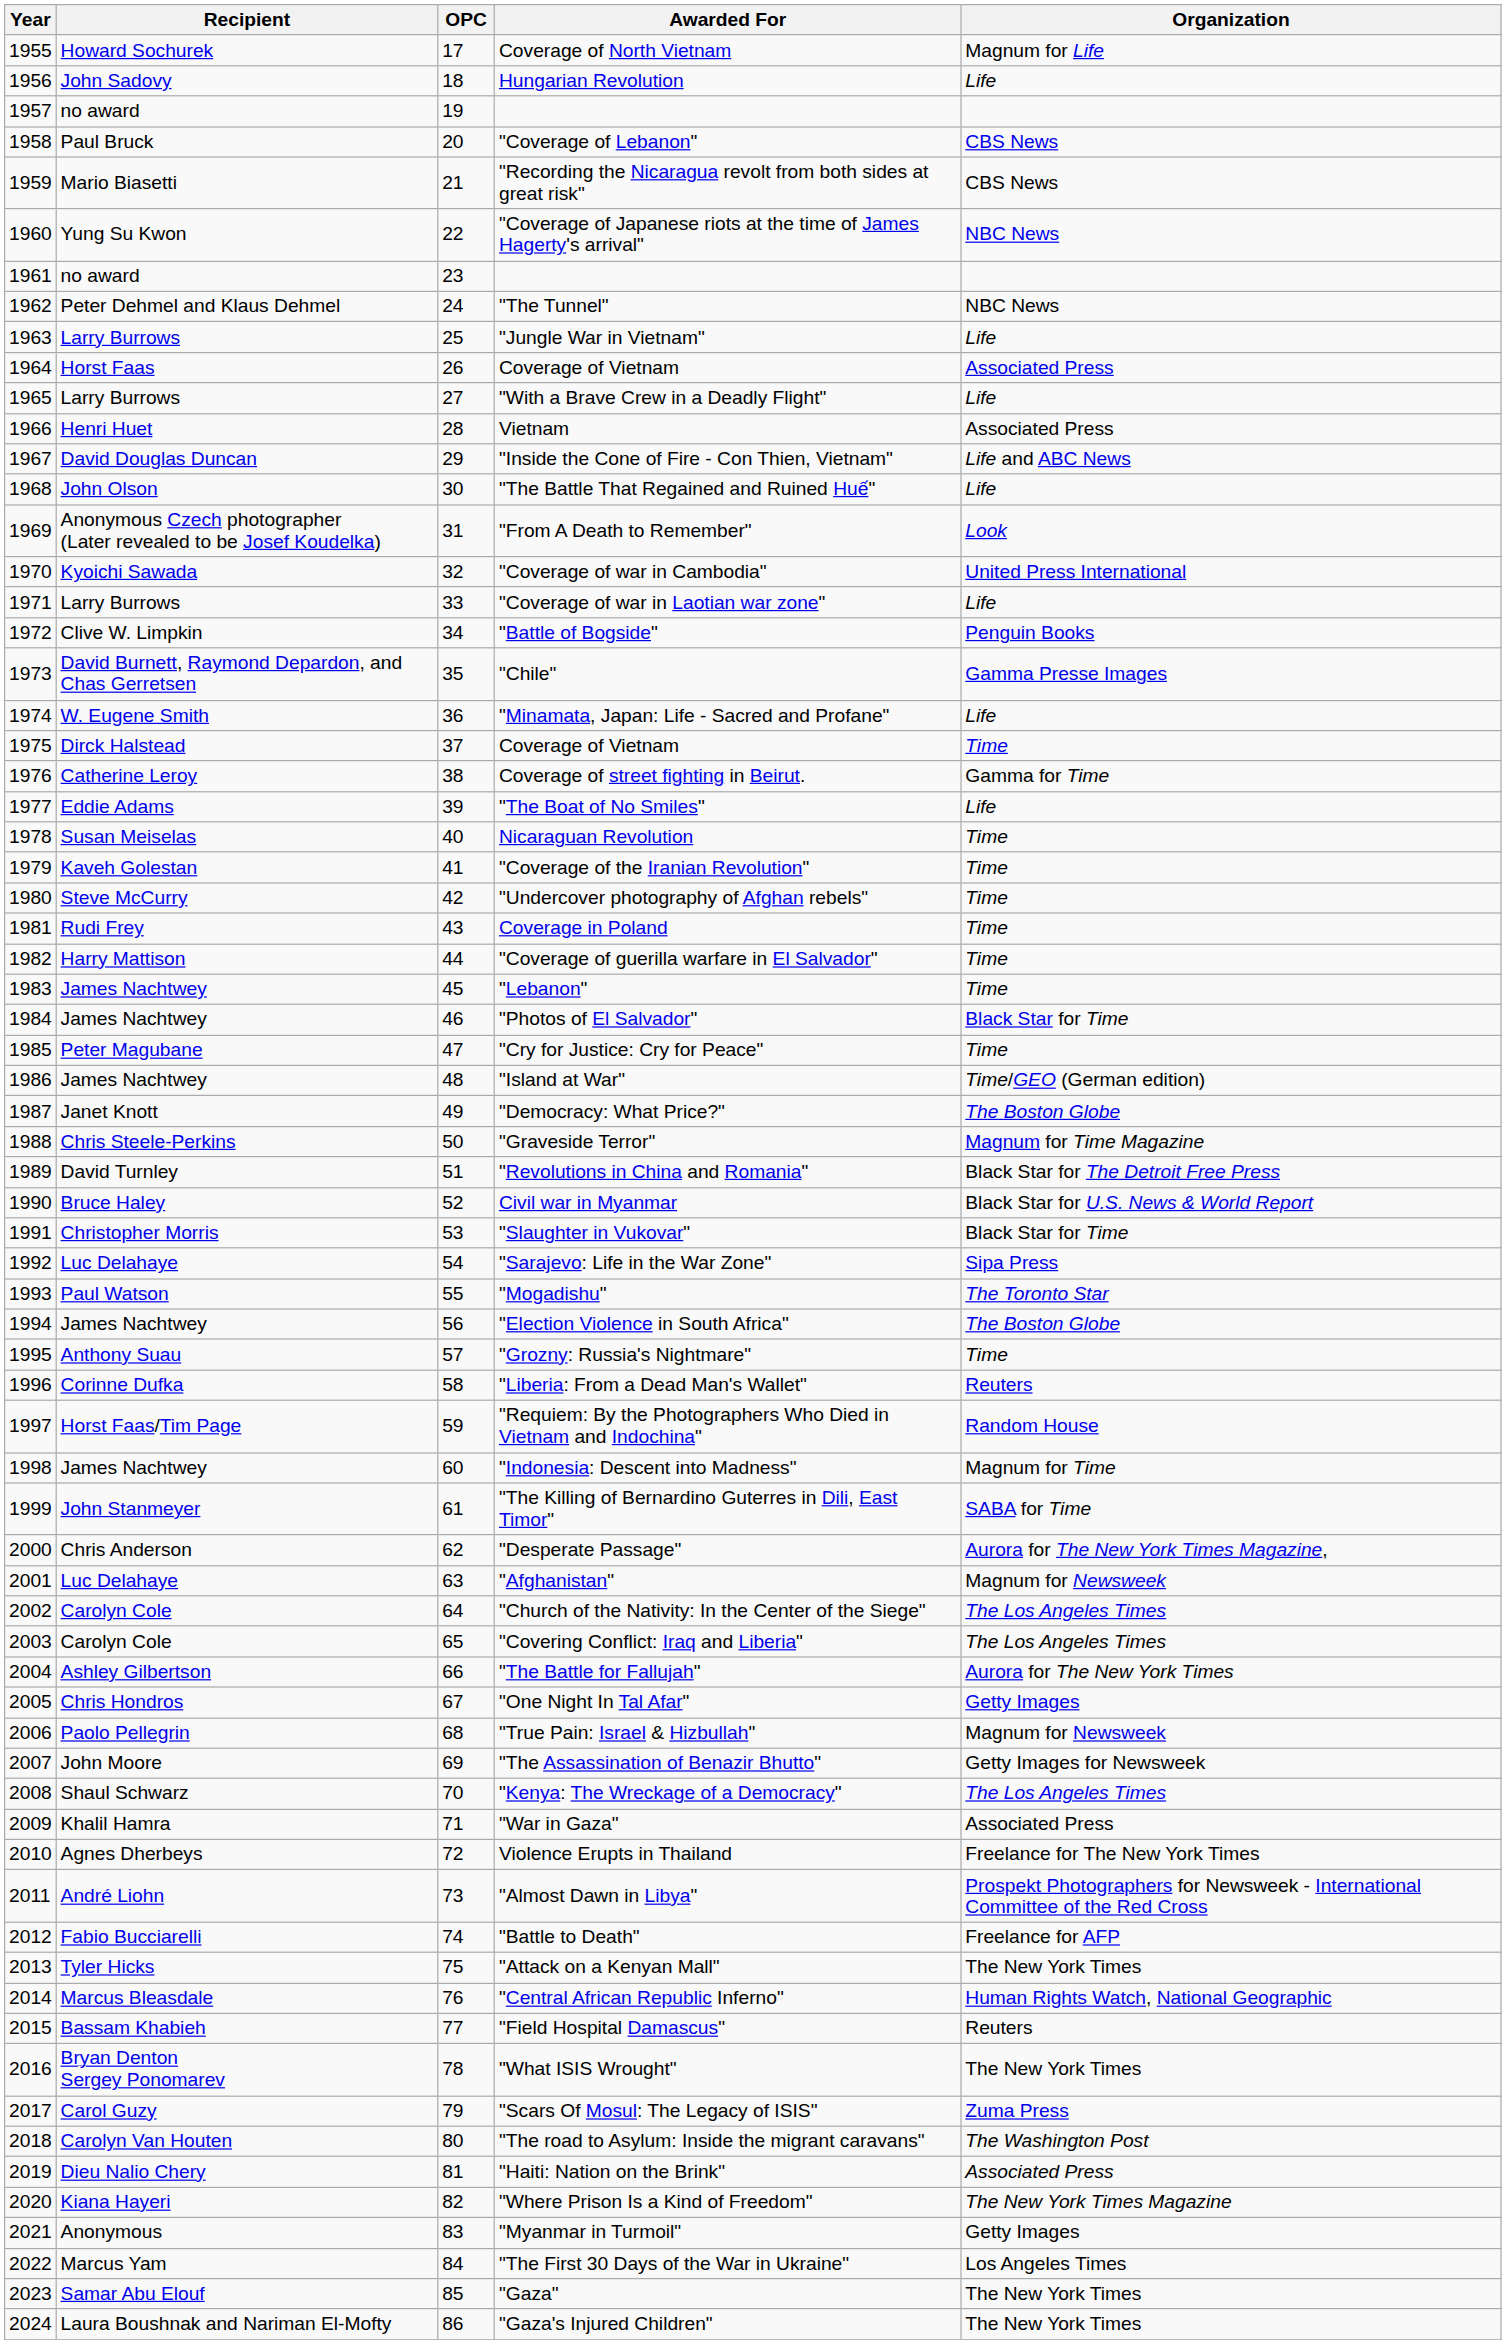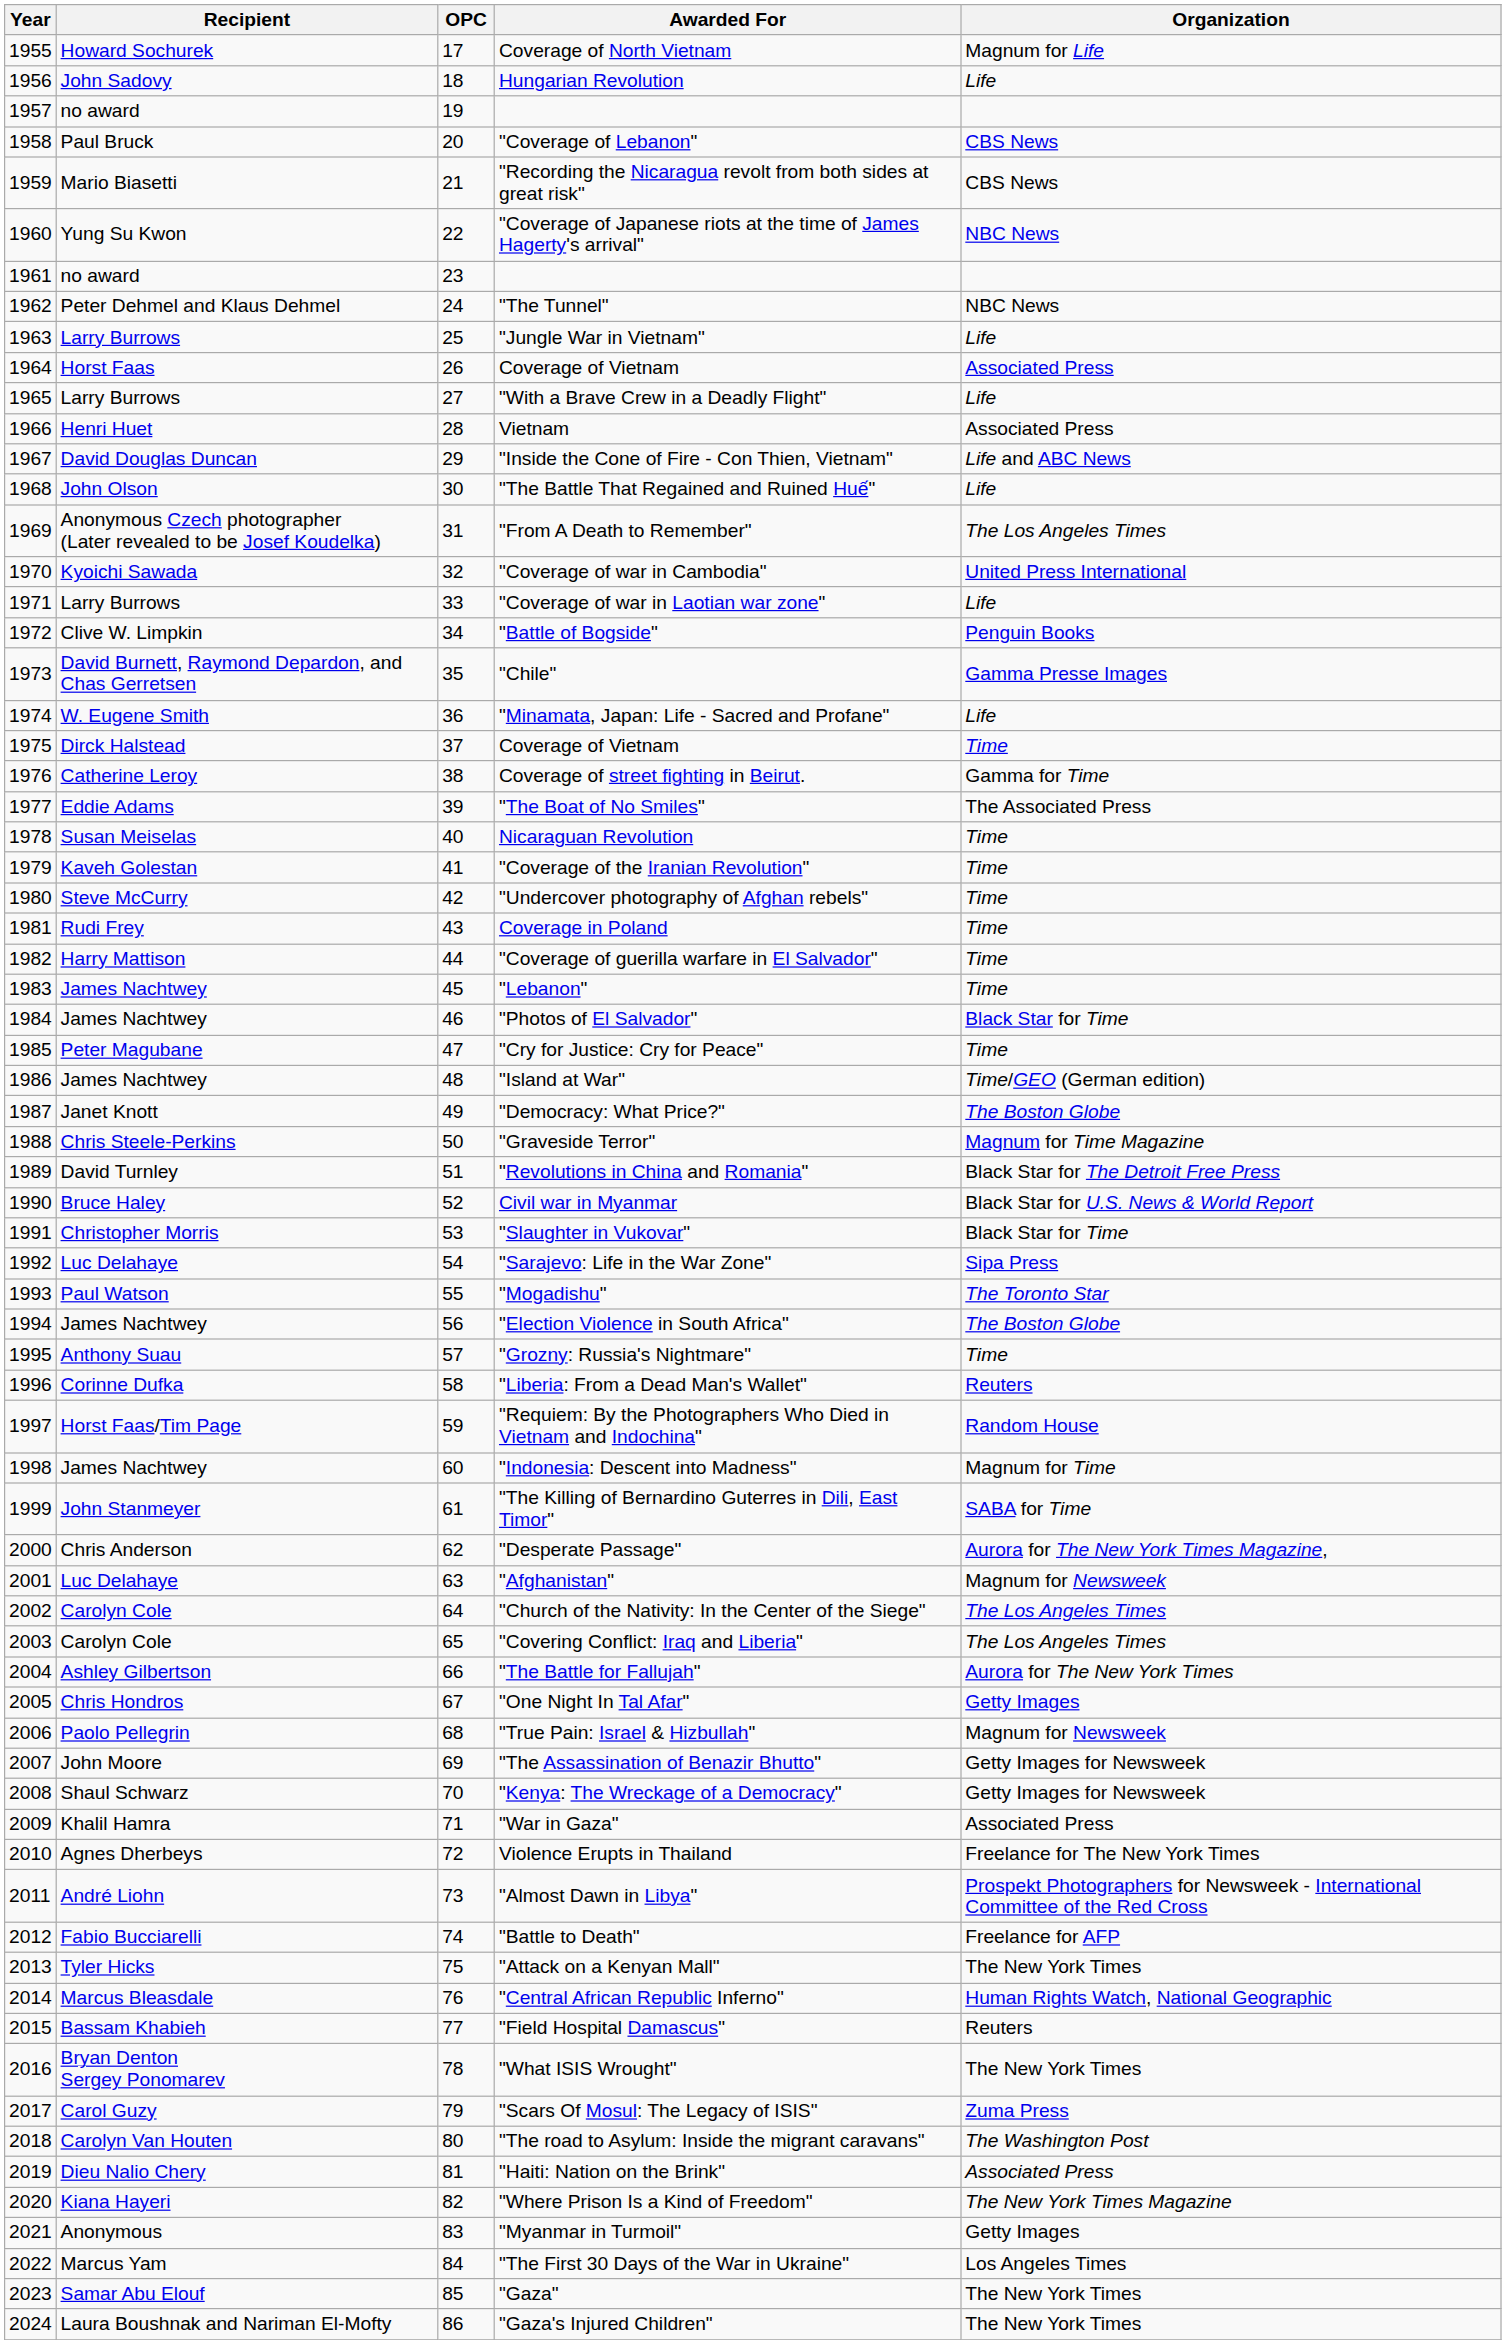(986, 530) Look -> (1066, 530) The Los Angeles Times
(981, 806) Life -> (1058, 806) The Associated Press
(1066, 1793) The Los Angeles Times -> (1085, 1793) Getty Images for Newsweek
